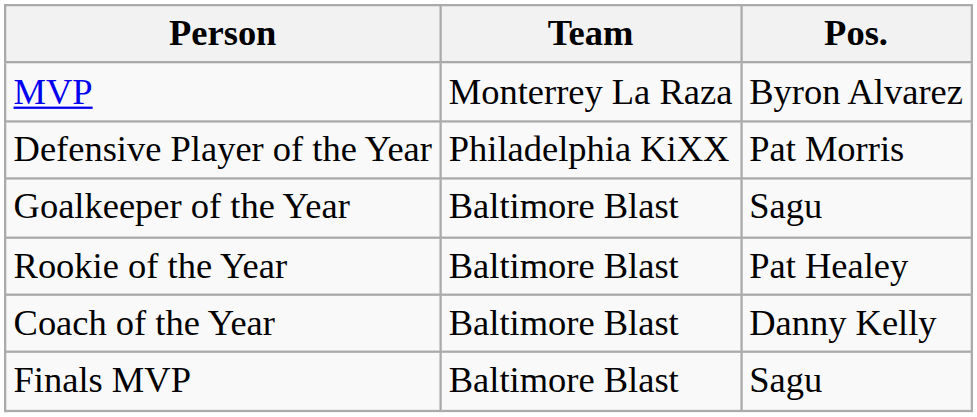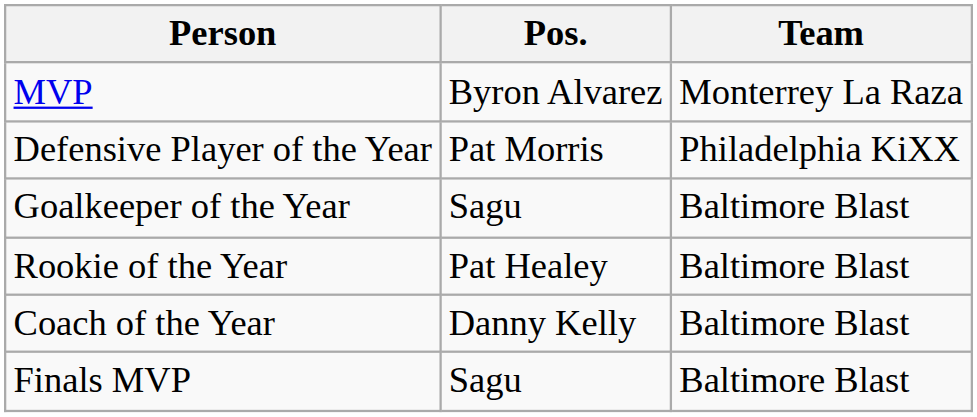columns swapped: (856, 33) <-> (591, 33)
